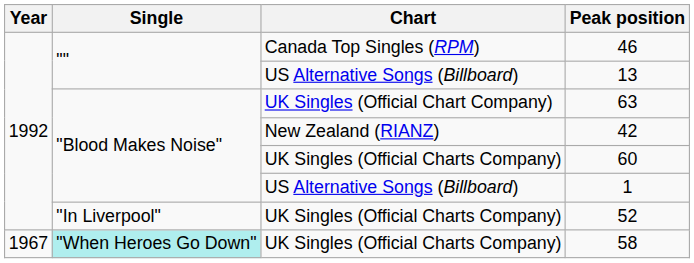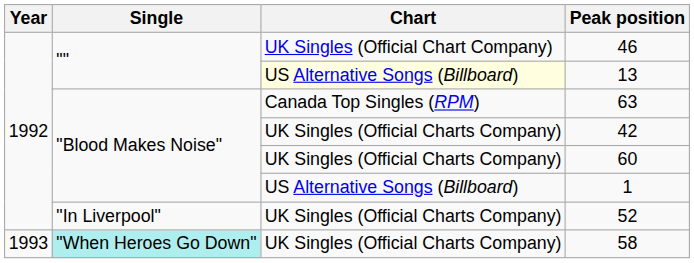(372, 46) Canada Top Singles (RPM) -> (409, 46) UK Singles (Official Chart Company)
(392, 74) no background -> (392, 74) lightyellow background
(409, 103) UK Singles (Official Chart Company) -> (372, 103) Canada Top Singles (RPM)
(352, 131) New Zealand (RIANZ) -> (413, 131) UK Singles (Official Charts Company)
(28, 243) 1967 -> (28, 243) 1993
